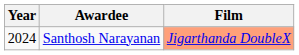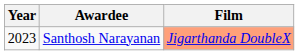(22, 38) 2024 -> (22, 38) 2023
